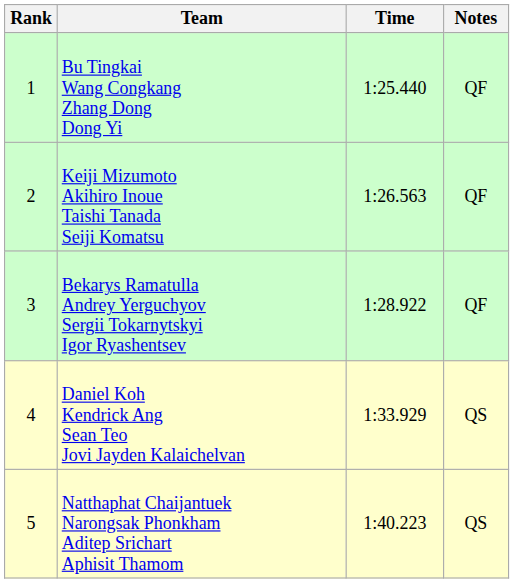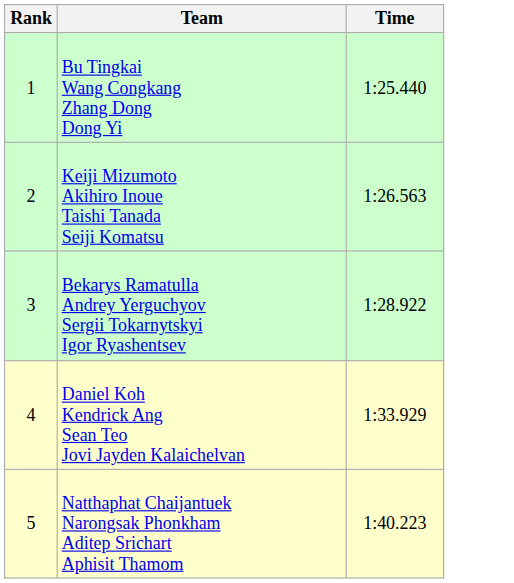- column: (476, 18)
